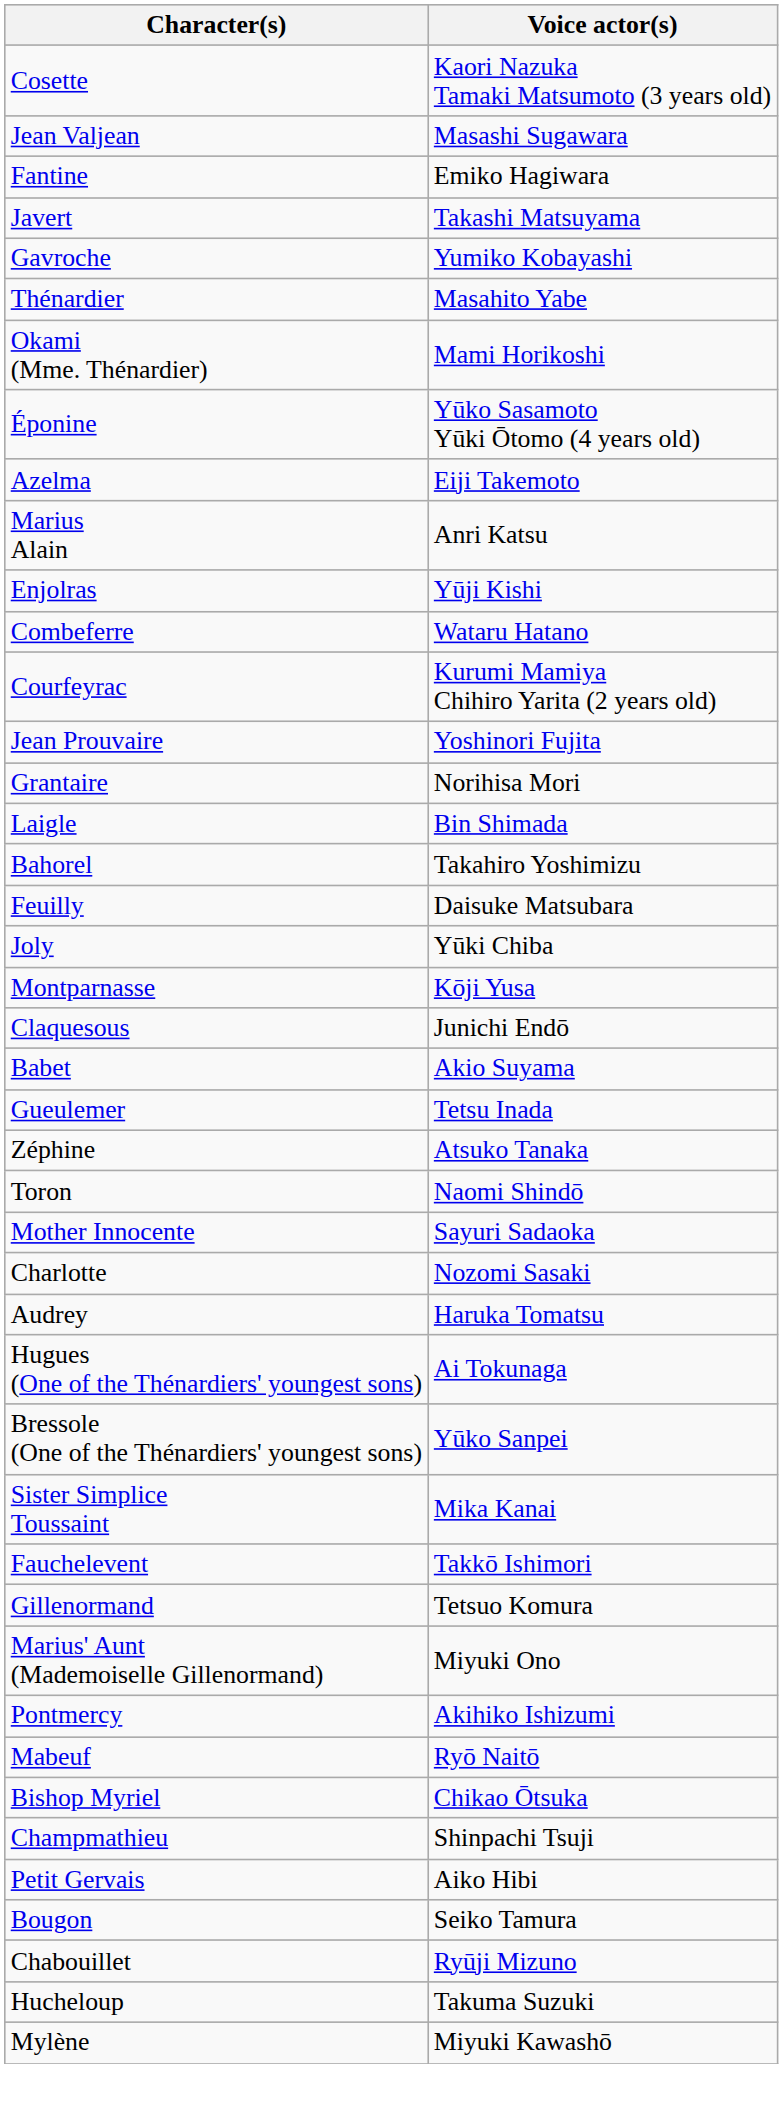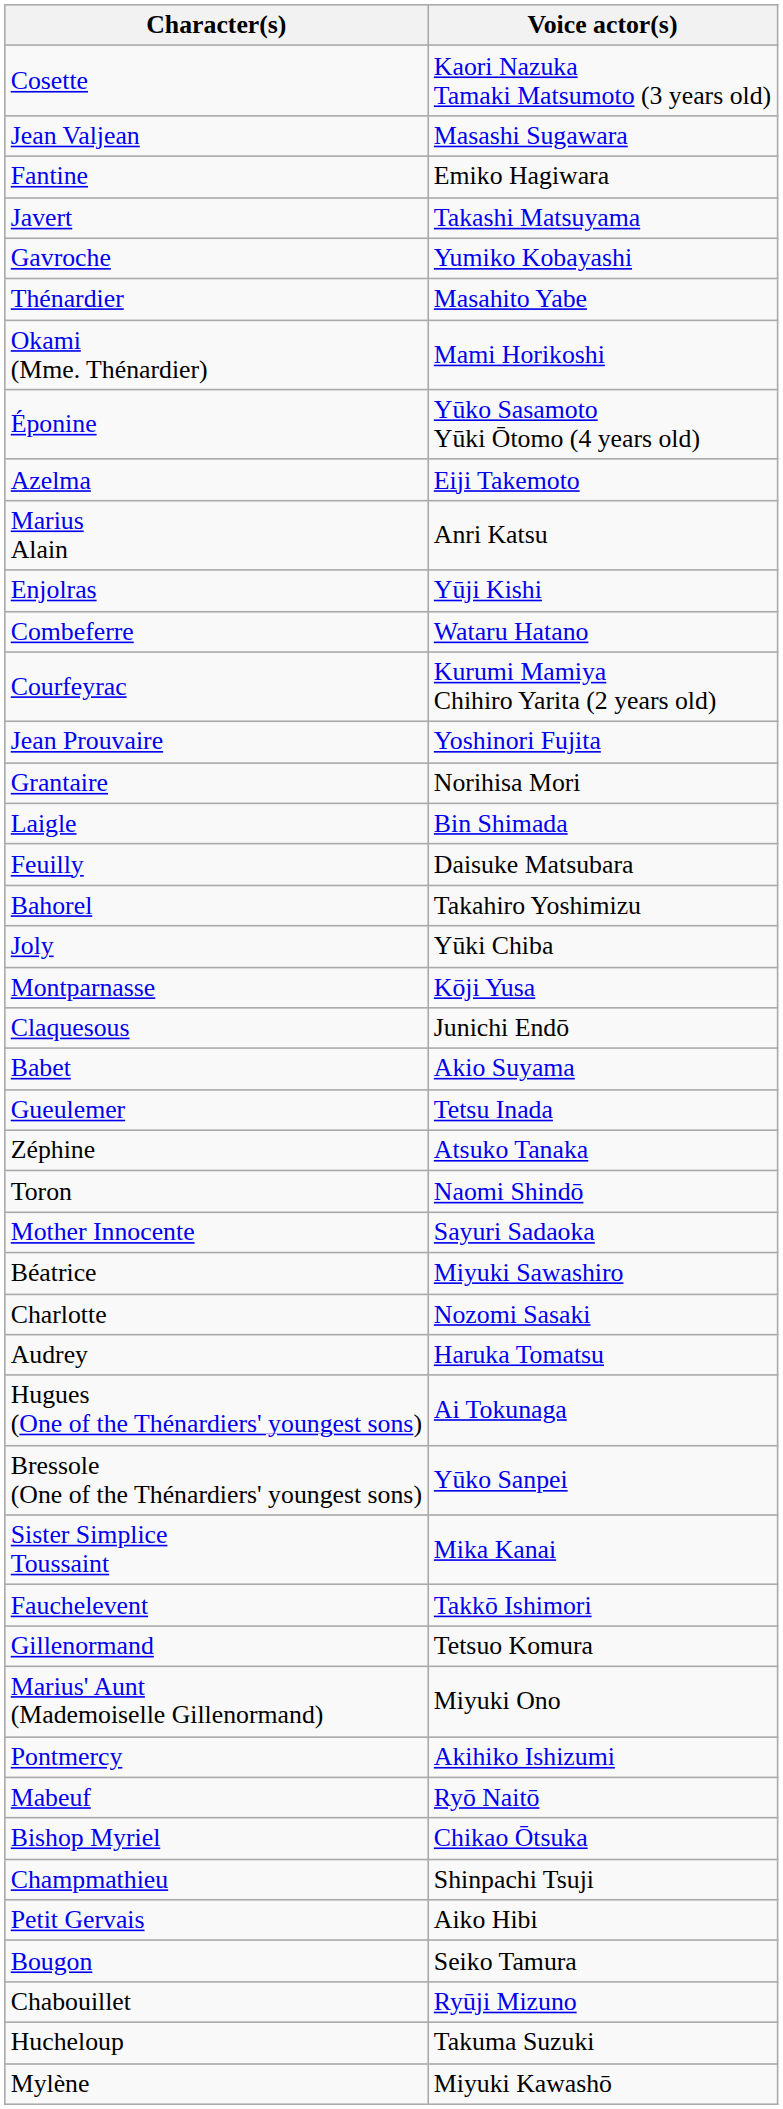rows swapped: (47, 905) <-> (52, 864)
+ row: (54, 1272)
